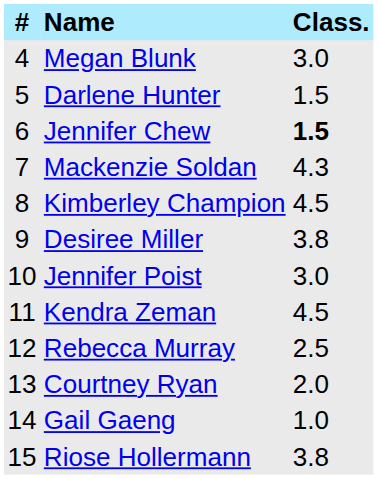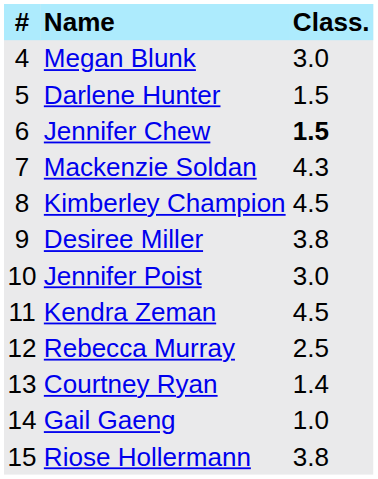(311, 384) 2.0 -> (311, 384) 1.4
